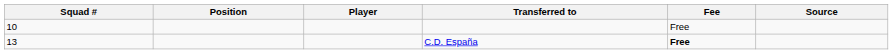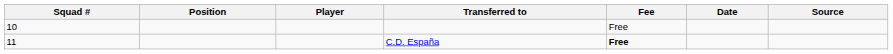+ column: (727, 12)
(12, 42) 13 -> (11, 42) 11
